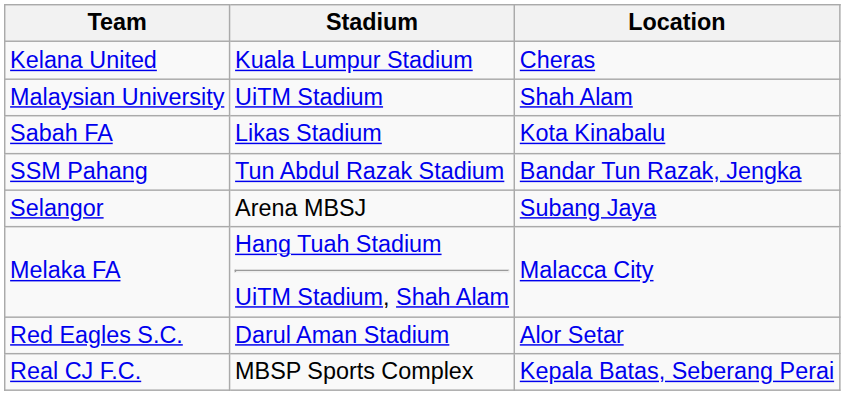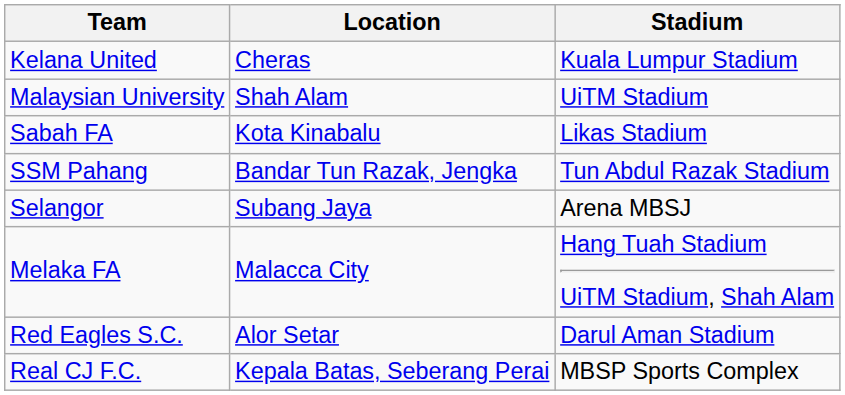columns swapped: (677, 23) <-> (372, 23)
